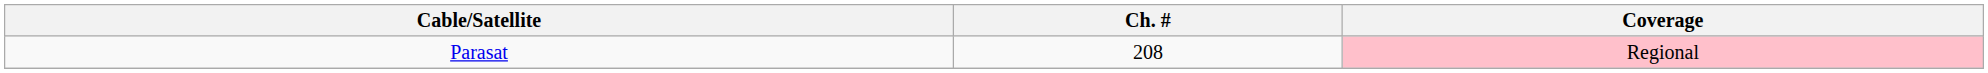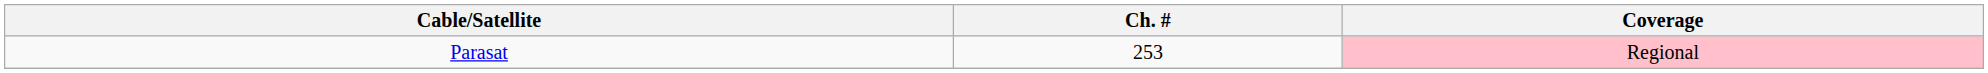(1148, 52) 208 -> (1148, 52) 253
